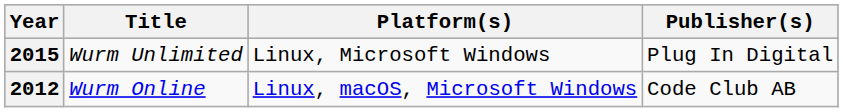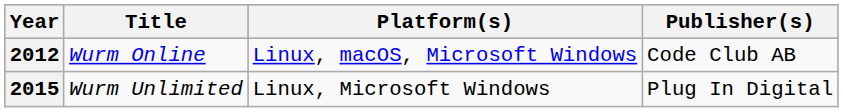rows swapped: (35, 89) <-> (35, 55)
